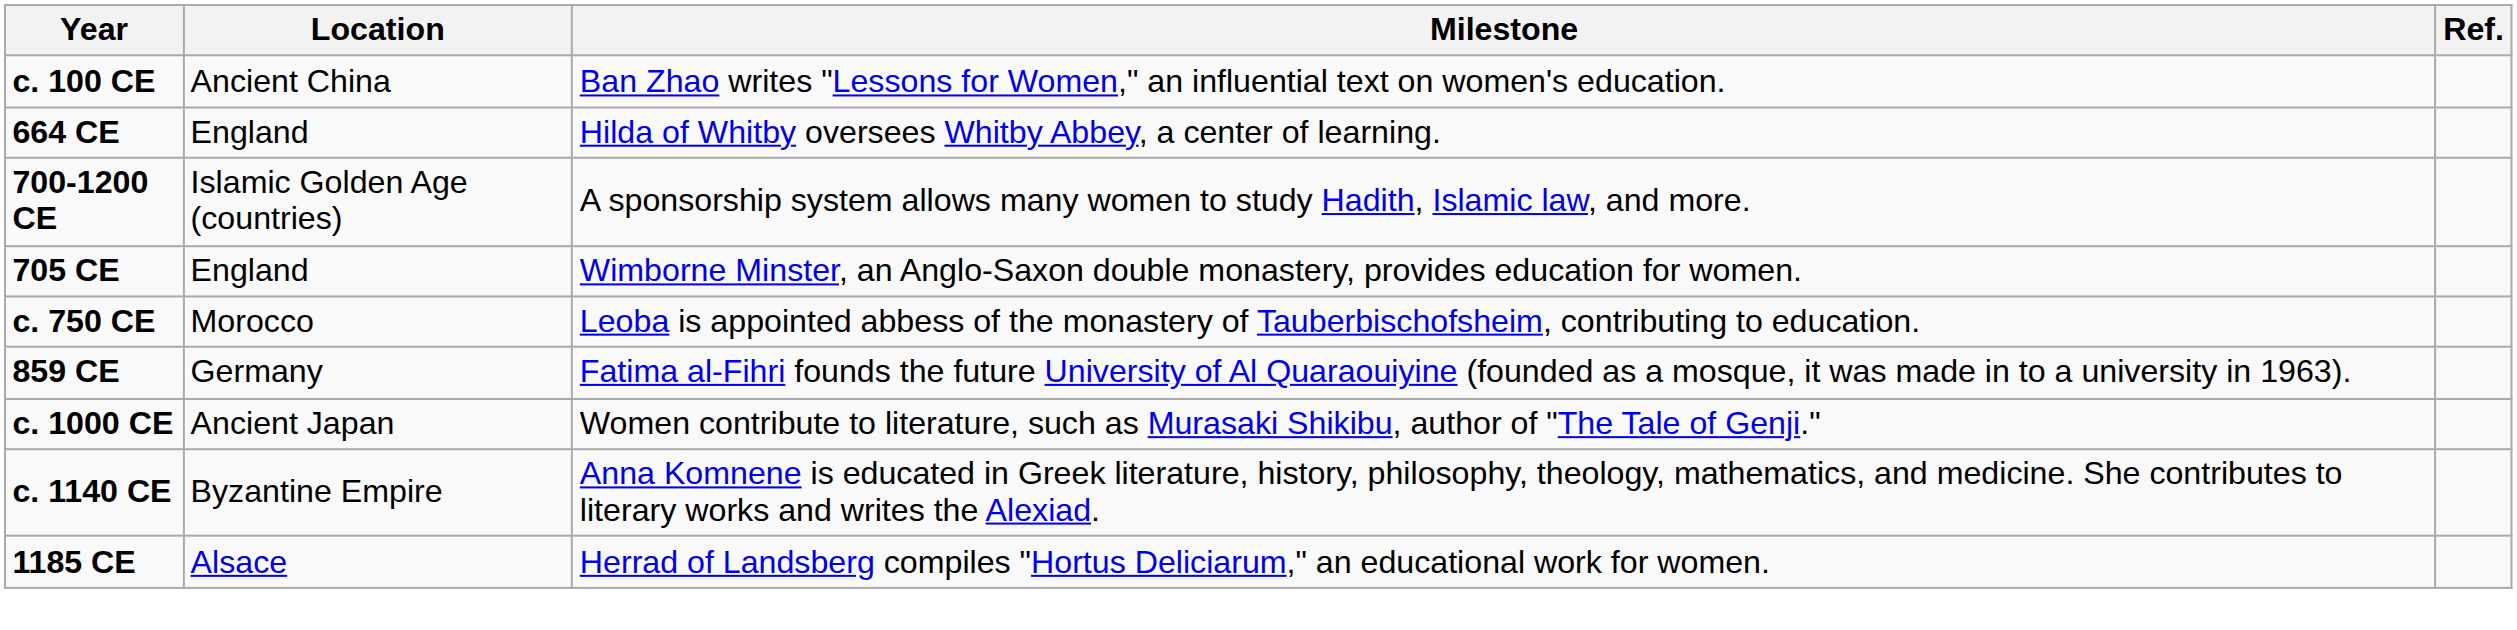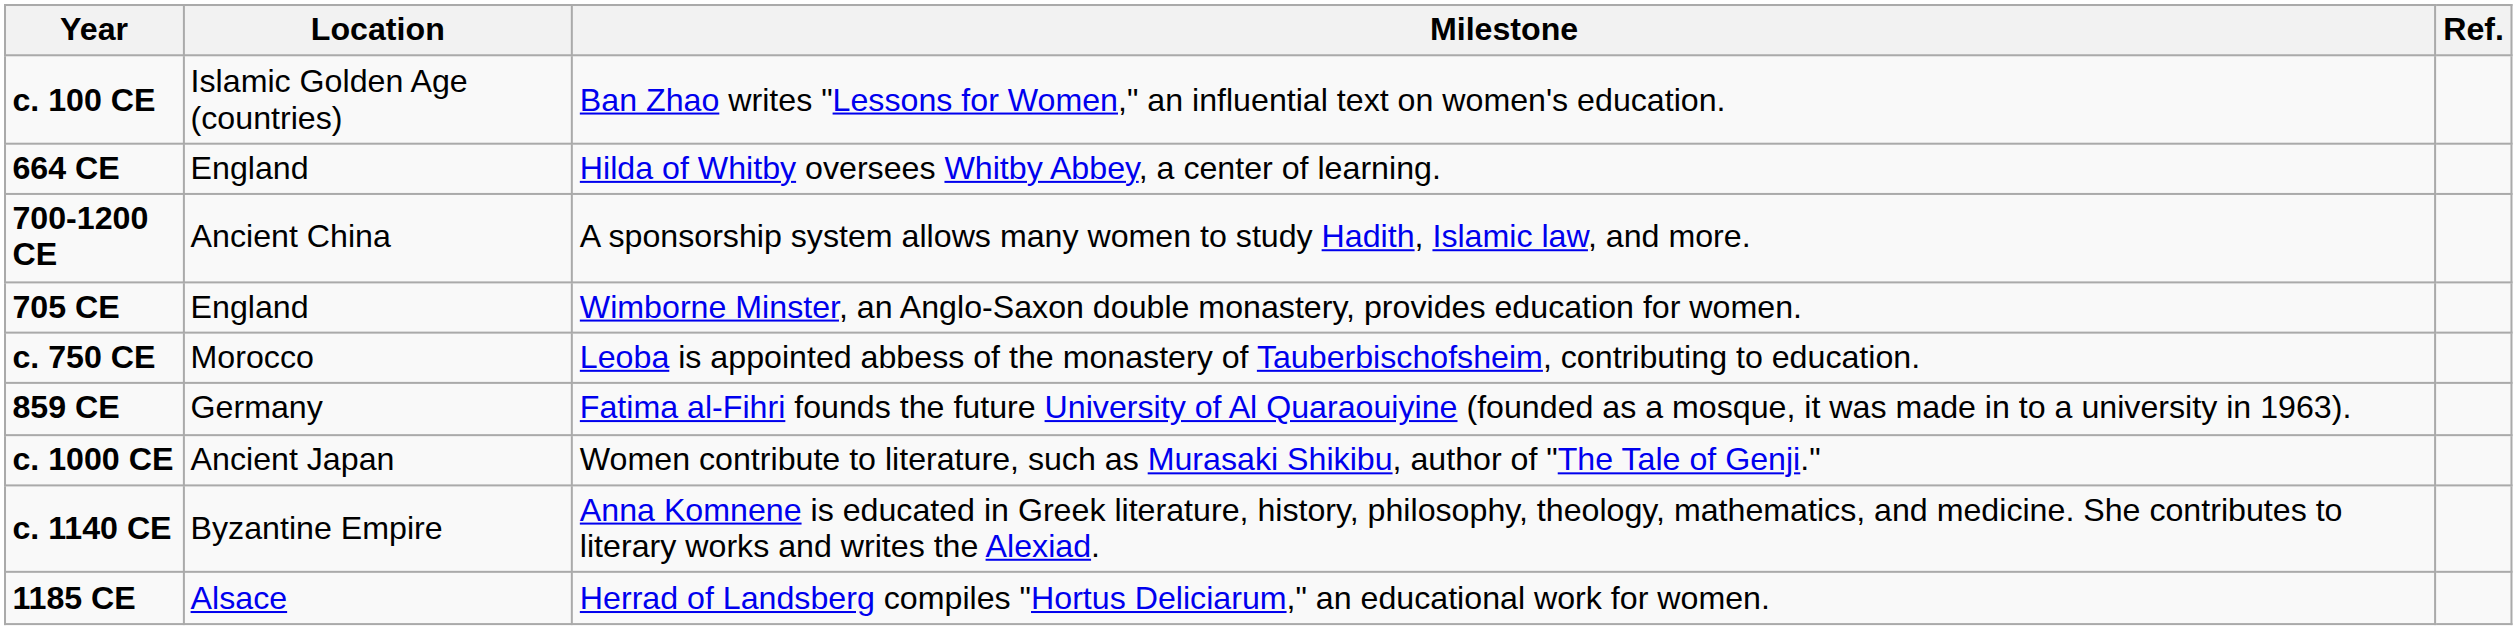(291, 81) Ancient China -> (329, 99) Islamic Golden Age (countries)
(329, 201) Islamic Golden Age (countries) -> (291, 237) Ancient China
